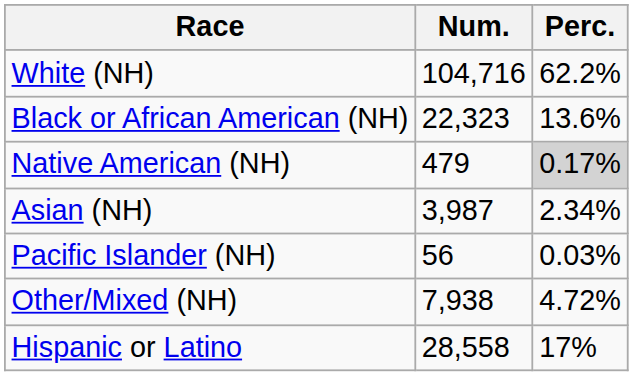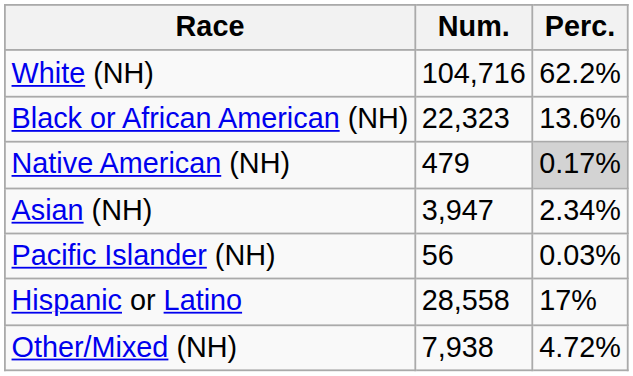(458, 210) 3,987 -> (458, 210) 3,947
rows swapped: (124, 301) <-> (127, 347)
